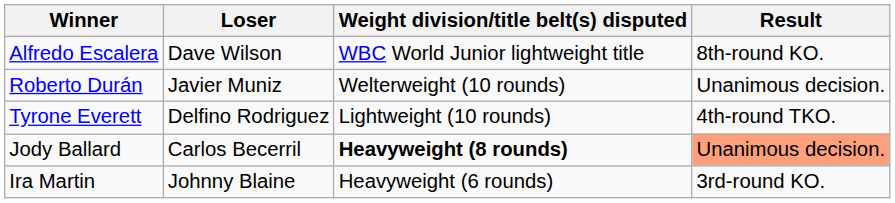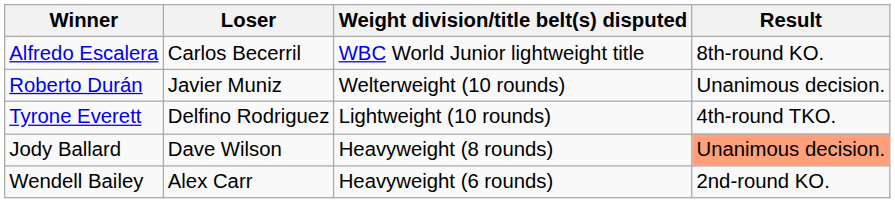(225, 52) Dave Wilson -> (234, 52) Carlos Becerril
(234, 149) Carlos Becerril -> (225, 149) Dave Wilson
(453, 149) bold -> (446, 149) normal
- row: (52, 181)
+ row: (76, 181)
